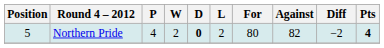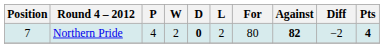(27, 33) 5 -> (27, 33) 7
(295, 33) normal -> (295, 33) bold
